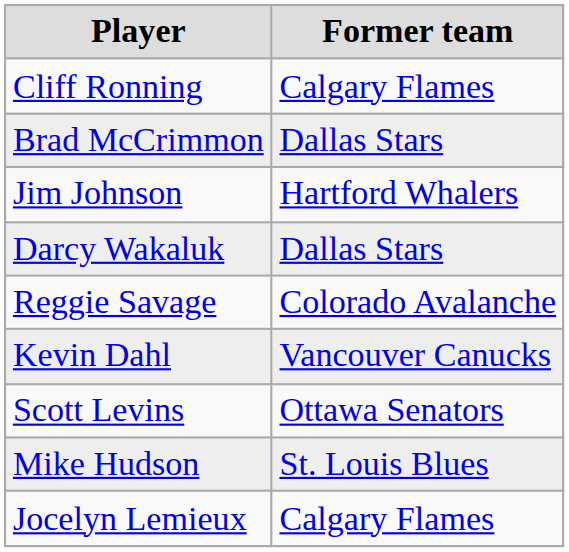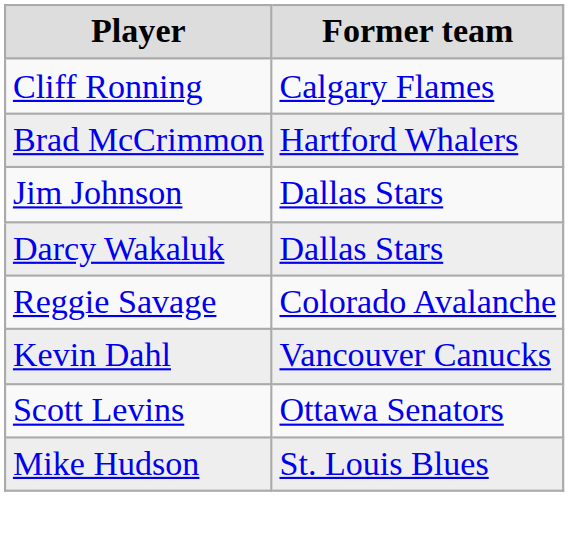(361, 139) Dallas Stars -> (399, 139) Hartford Whalers
(399, 193) Hartford Whalers -> (361, 193) Dallas Stars
- row: (130, 517)
